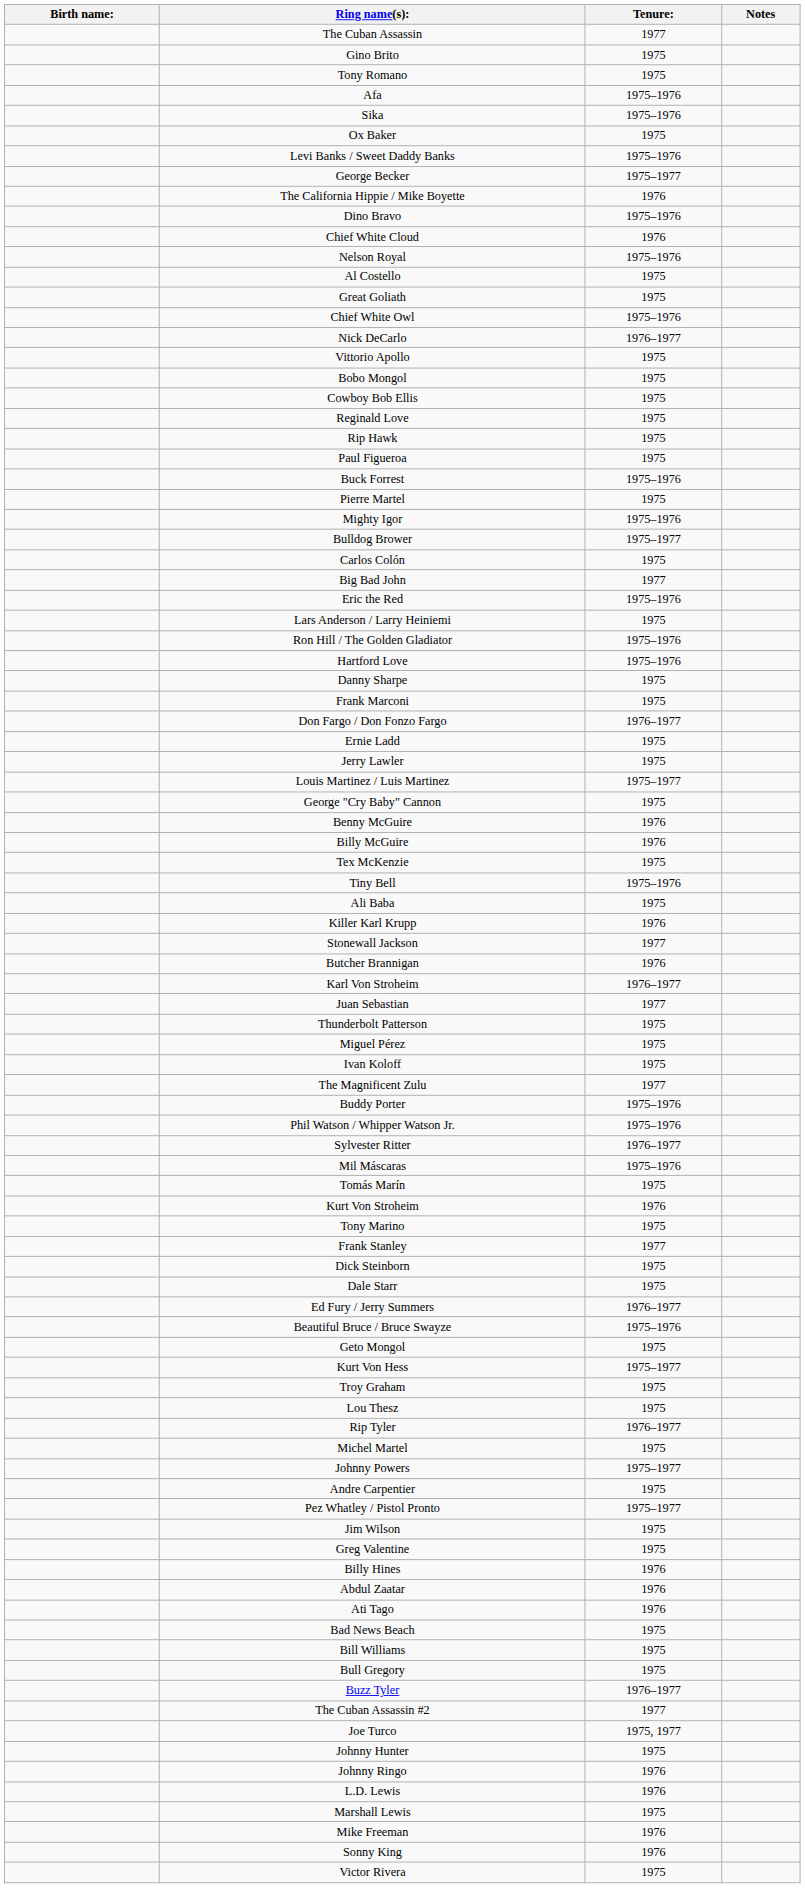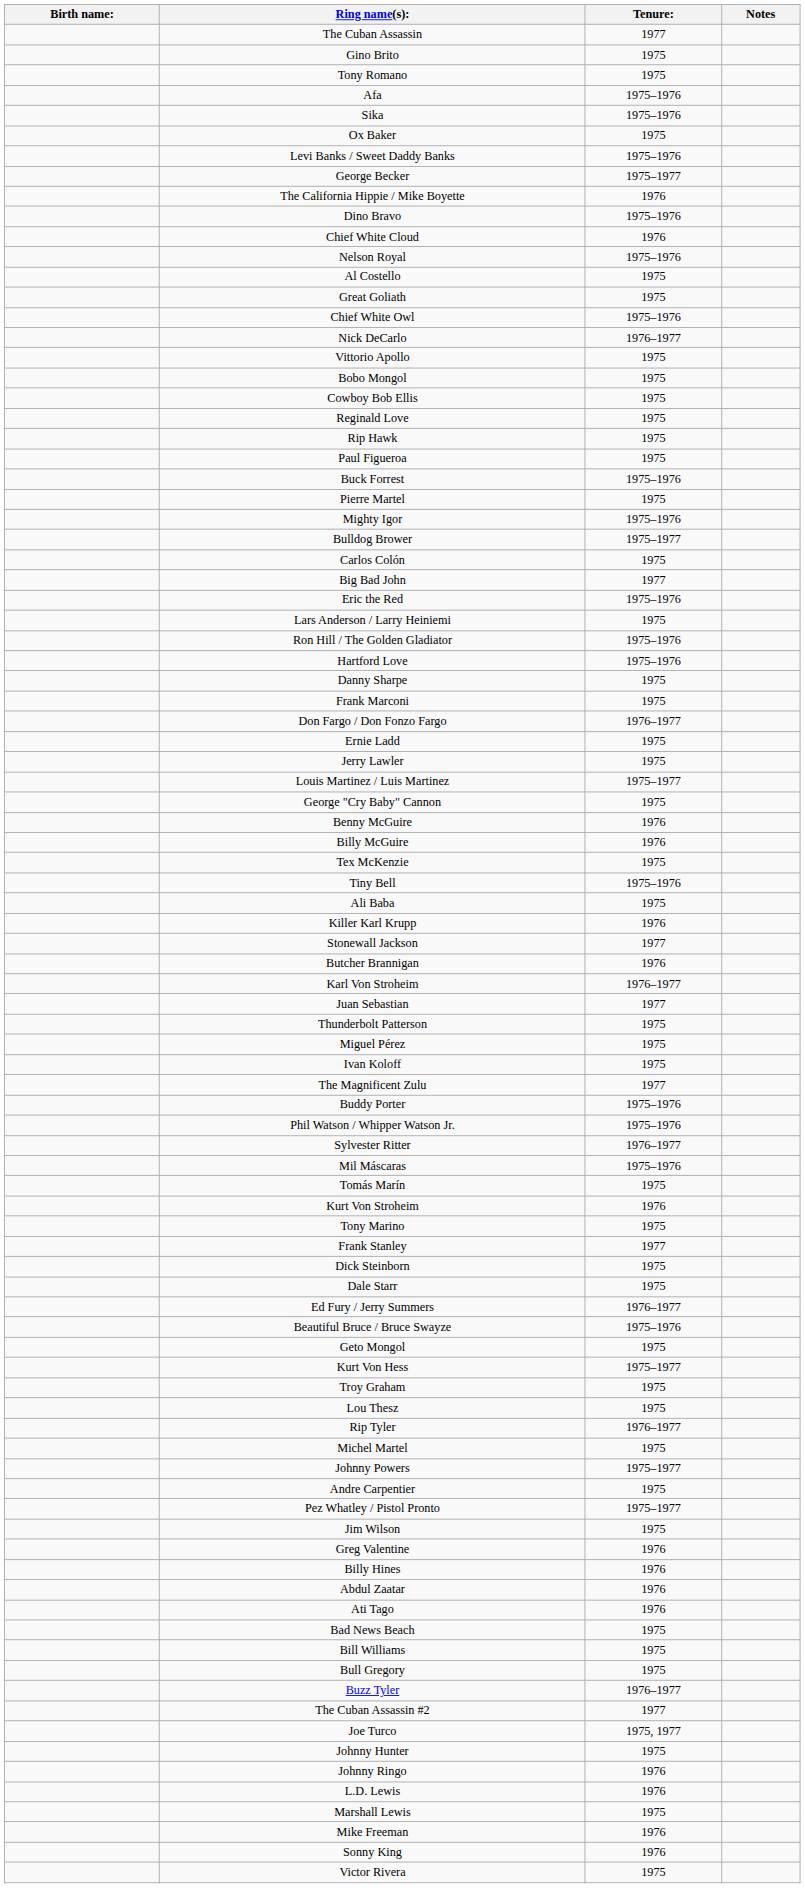(653, 1548) 1975 -> (653, 1548) 1976
